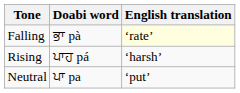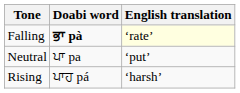(67, 35) normal -> (68, 35) bold
rows swapped: (27, 77) <-> (25, 56)
